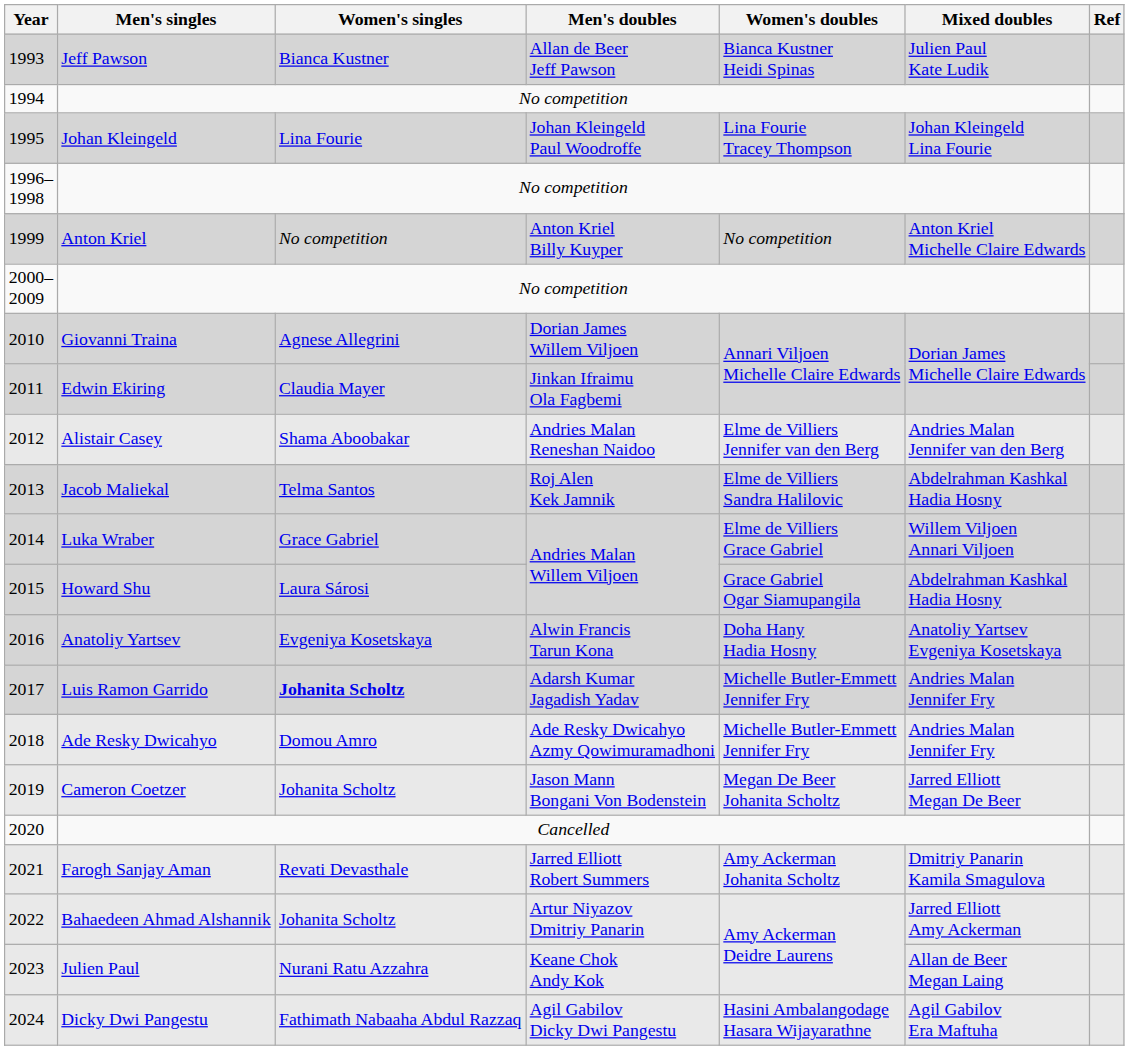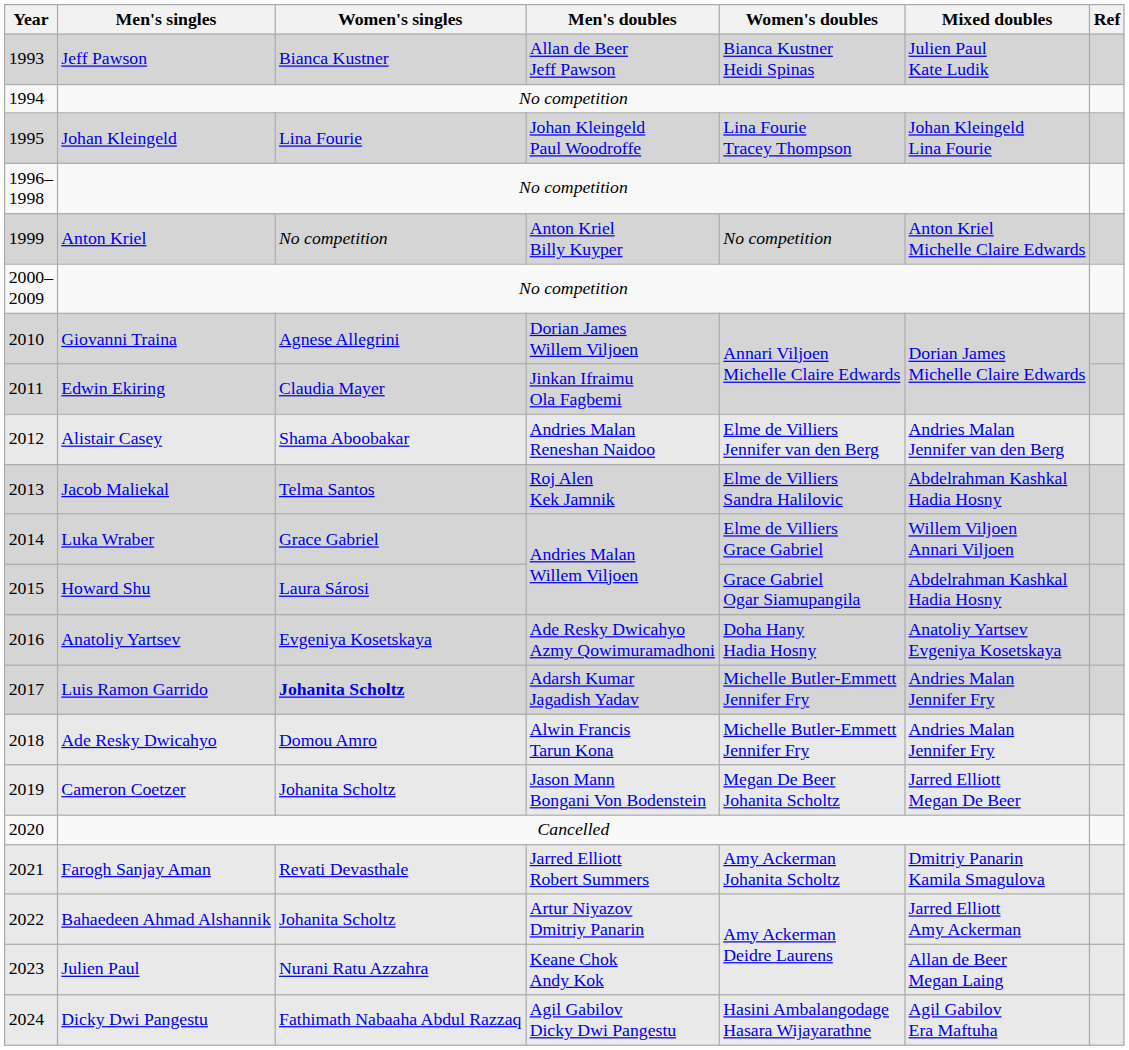(580, 639) Alwin Francis Tarun Kona -> (622, 639) Ade Resky Dwicahyo Azmy Qowimuramadhoni
(622, 739) Ade Resky Dwicahyo Azmy Qowimuramadhoni -> (580, 739) Alwin Francis Tarun Kona
